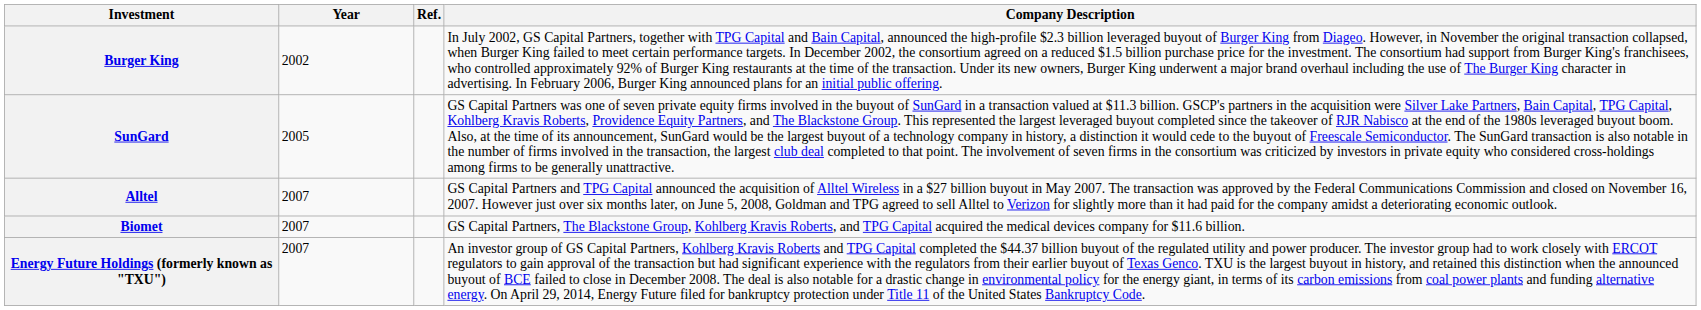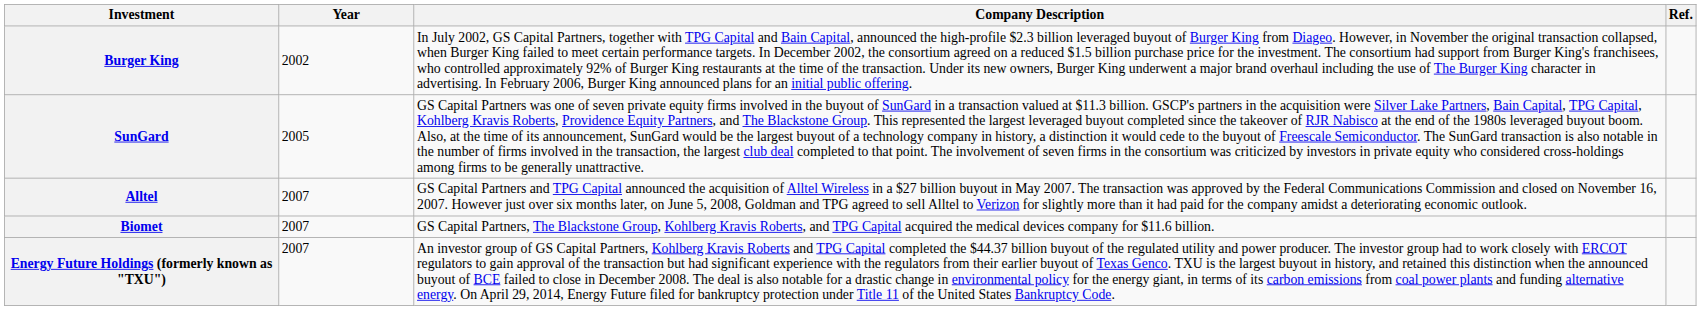columns swapped: (1070, 15) <-> (429, 15)
